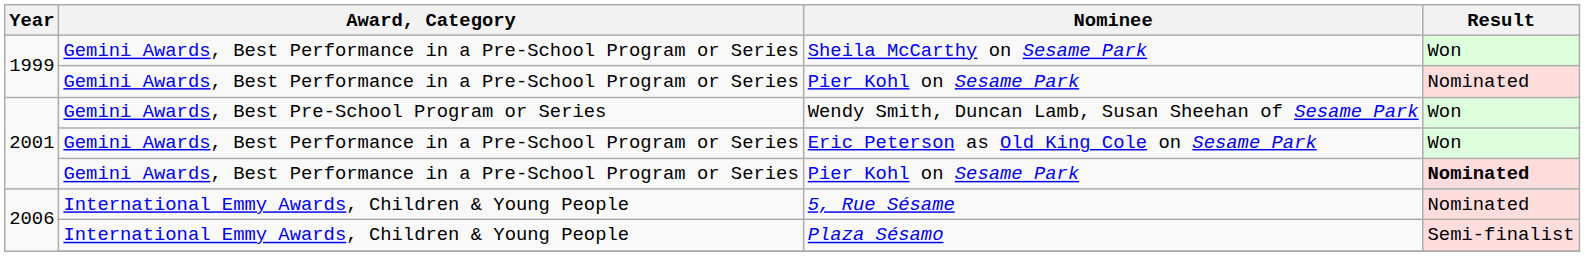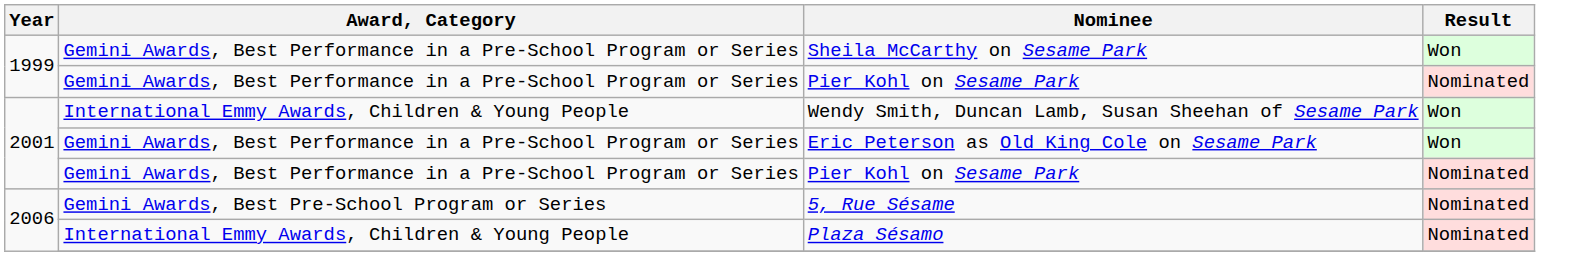(335, 112) Gemini Awards, Best Pre-School Program or Series -> (346, 112) International Emmy Awards, Children & Young People
(1478, 174) bold -> (1478, 174) normal
(346, 204) International Emmy Awards, Children & Young People -> (335, 204) Gemini Awards, Best Pre-School Program or Series
(1501, 235) Semi-finalist -> (1478, 235) Nominated
